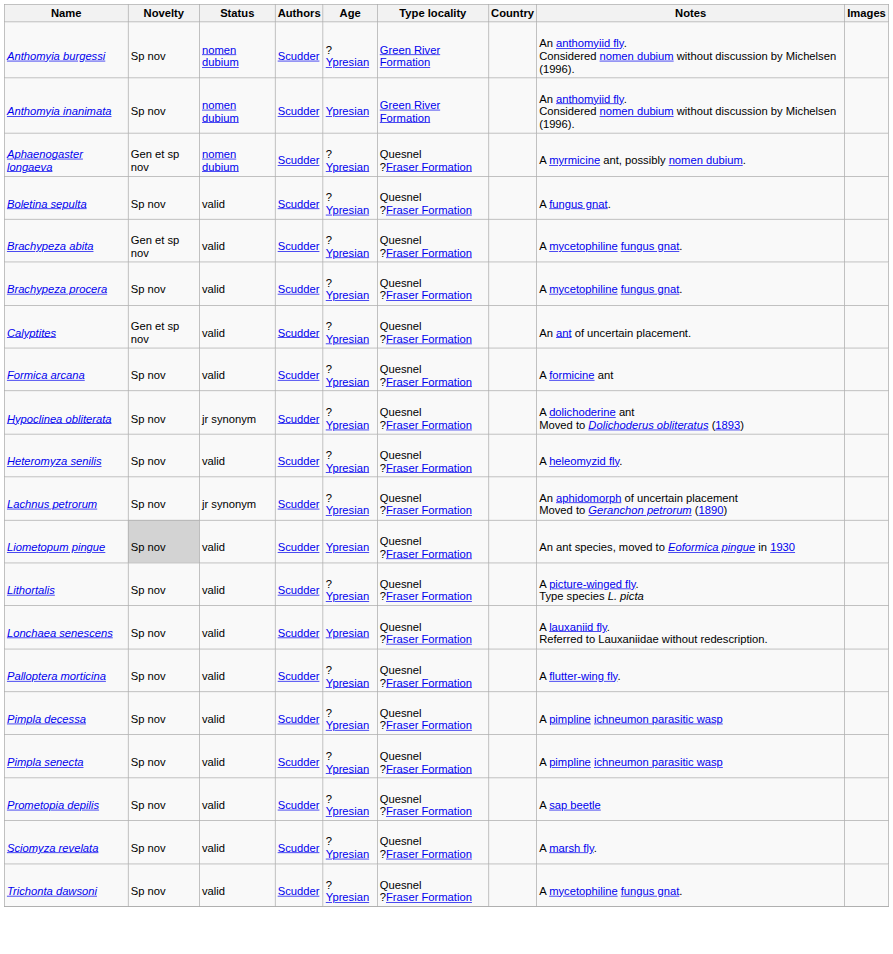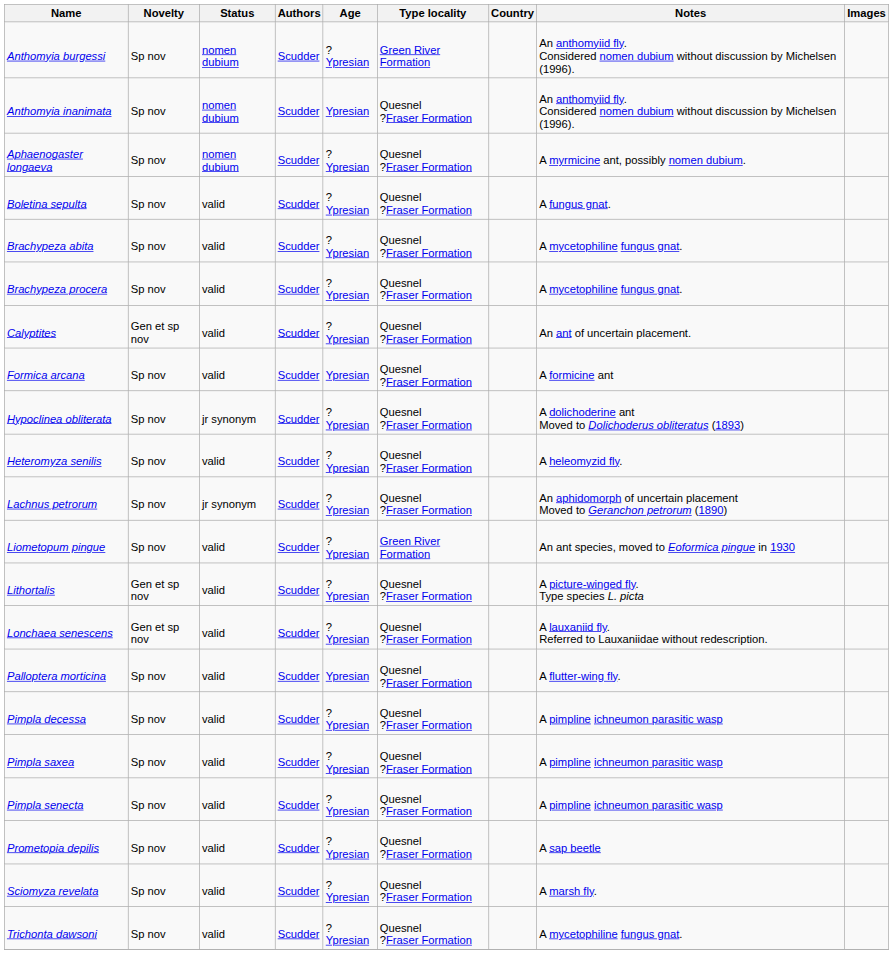(410, 111) Green River Formation -> (426, 111) Quesnel ?Fraser Formation
(155, 161) Gen et sp nov -> (148, 161) Sp nov
(155, 247) Gen et sp nov -> (148, 247) Sp nov
(347, 375) ?Ypresian -> (347, 375) Ypresian
(148, 547) lightgrey background -> (148, 547) no background
(347, 547) Ypresian -> (347, 547) ?Ypresian
(426, 547) Quesnel ?Fraser Formation -> (410, 547) Green River Formation
(148, 590) Sp nov -> (155, 590) Gen et sp nov
(148, 633) Sp nov -> (155, 633) Gen et sp nov
(347, 633) Ypresian -> (347, 633) ?Ypresian
(347, 676) ?Ypresian -> (347, 676) Ypresian
+ row: (41, 762)
